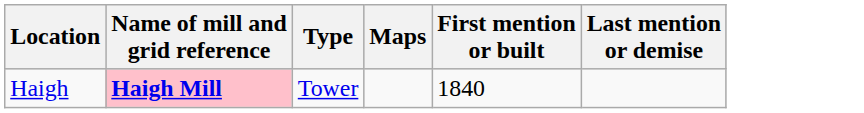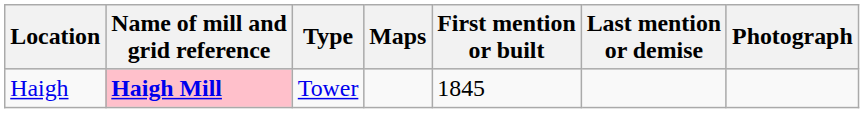+ column: (792, 36)
(461, 88) 1840 -> (461, 88) 1845
